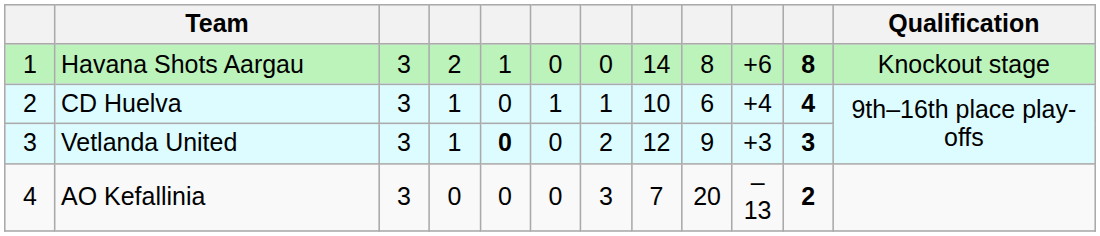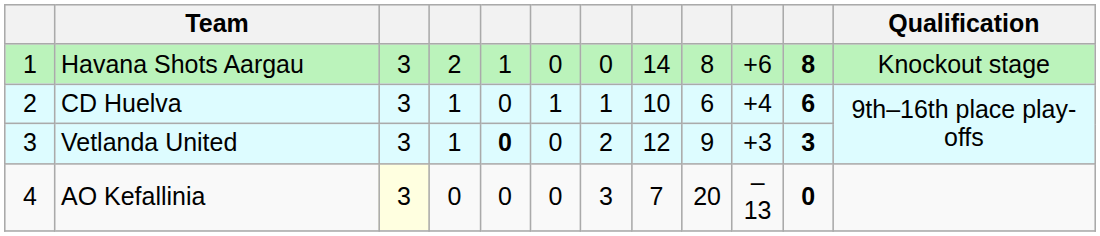(808, 103) 4 -> (808, 103) 6
(404, 196) no background -> (404, 196) lightyellow background
(808, 196) 2 -> (808, 196) 0
